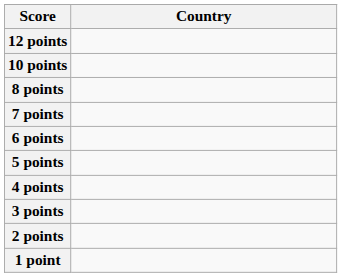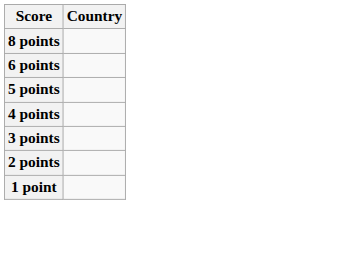- row: (38, 41)
- row: (38, 65)
- row: (38, 114)
